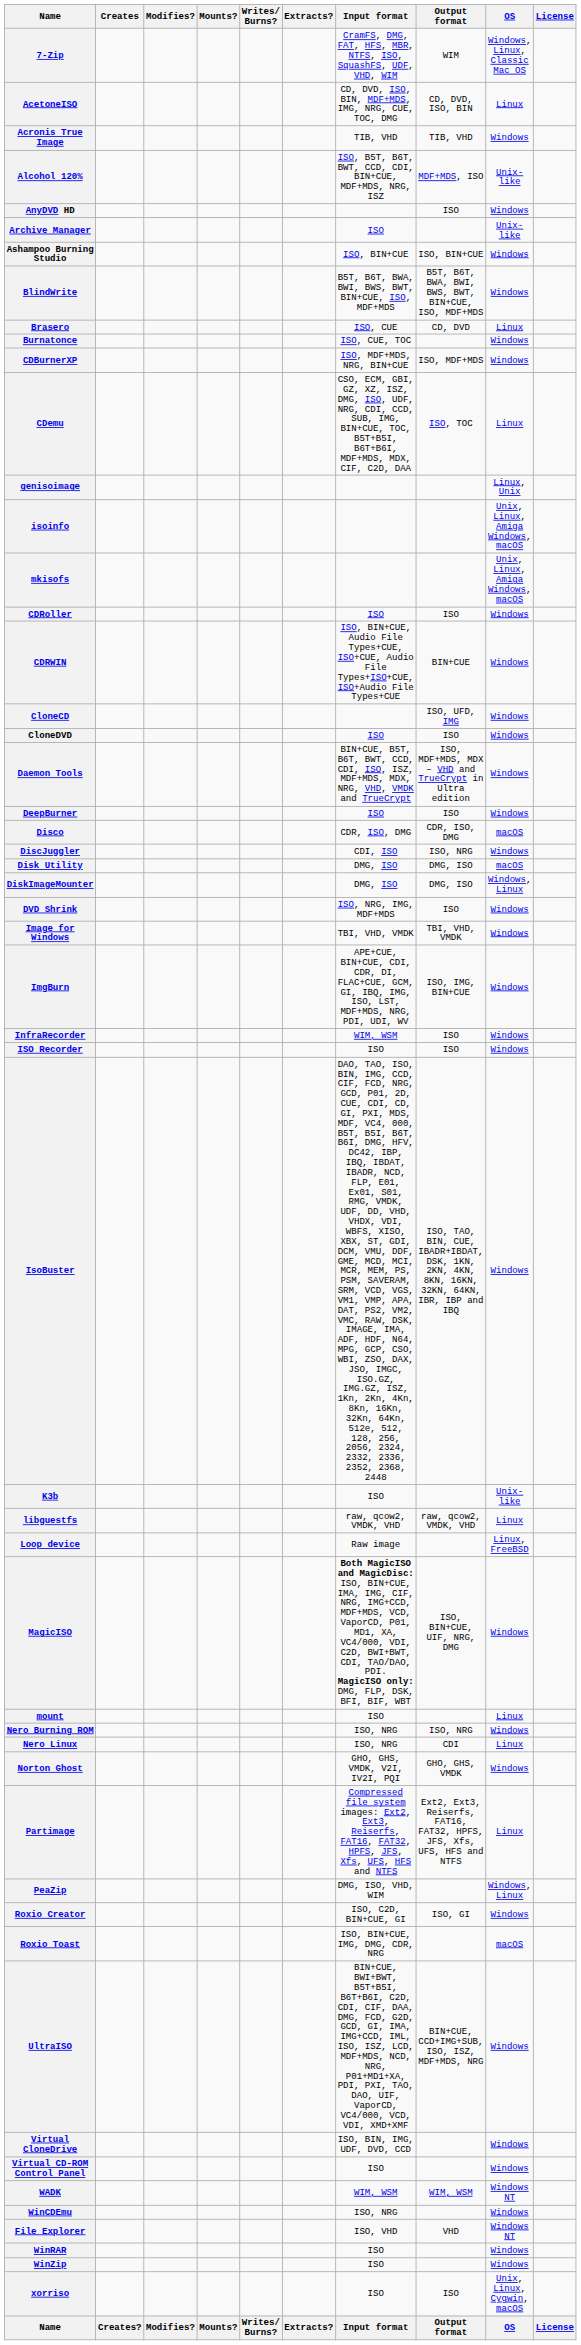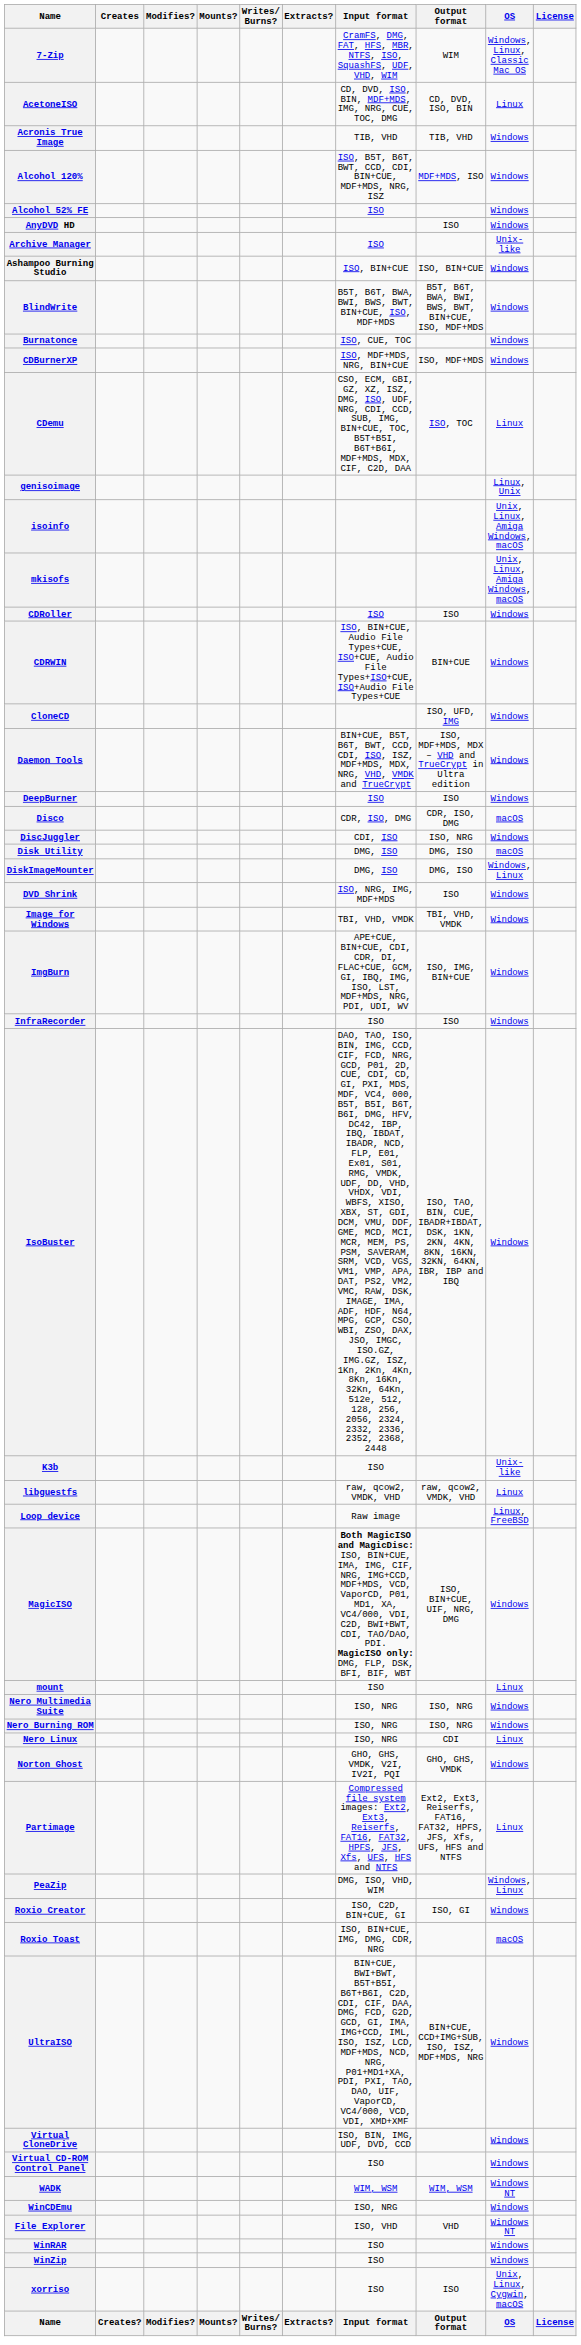(510, 177) Unix-like -> (510, 177) Windows
+ row: (50, 211)
- row: (50, 327)
- row: (50, 735)
(376, 1036) WIM, WSM -> (376, 1021) ISO
- row: (50, 1050)
+ row: (50, 1707)
